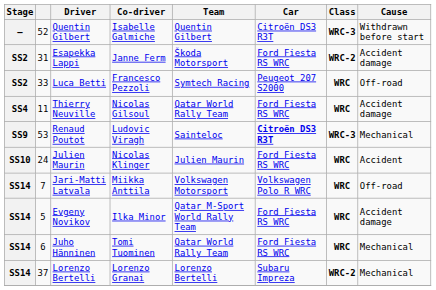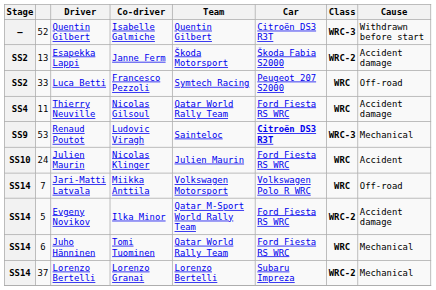(43, 57) 31 -> (43, 57) 13
(287, 57) Ford Fiesta RS WRC -> (287, 57) Škoda Fabia S2000
(342, 216) WRC -> (342, 216) WRC-2
